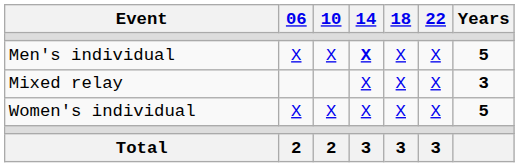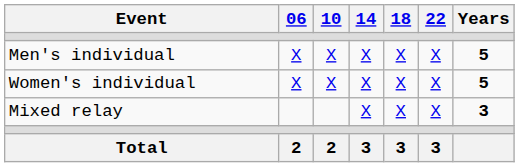(366, 55) bold -> (366, 55) normal
rows swapped: (102, 112) <-> (66, 83)
